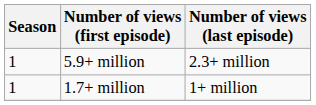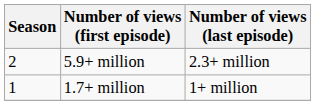(12, 61) 1 -> (12, 61) 2
